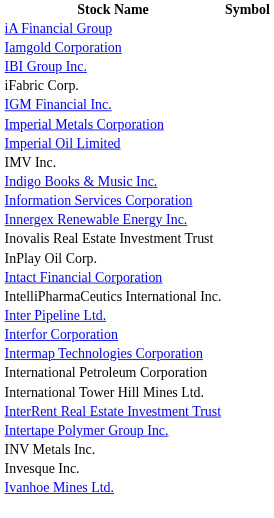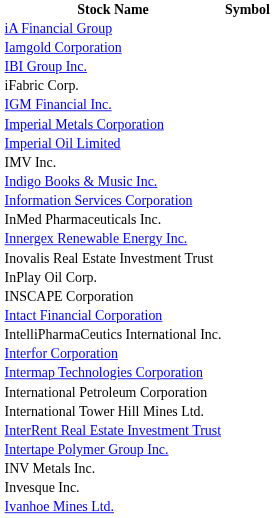+ row: (83, 220)
+ row: (69, 296)
- row: (55, 315)
